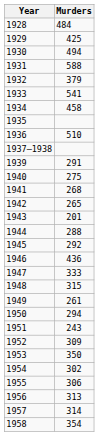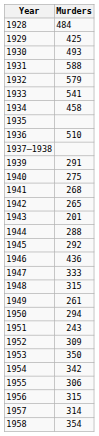(74, 53) 494 -> (74, 53) 493
(74, 80) 379 -> (74, 80) 579
(74, 369) 302 -> (74, 369) 342
(74, 397) 313 -> (74, 397) 315
